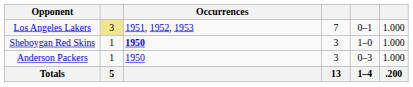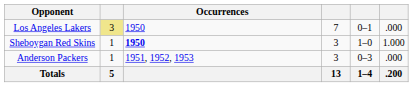(160, 27) 1951, 1952, 1953 -> (135, 27) 1950
(394, 27) 1.000 -> (394, 27) .000
(135, 58) 1950 -> (160, 58) 1951, 1952, 1953
(394, 58) 1.000 -> (394, 58) .000
